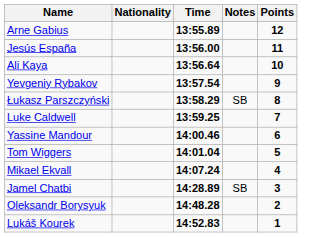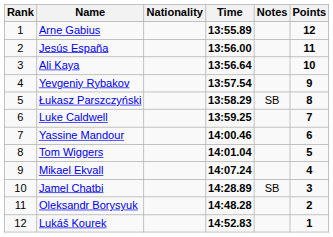+ column: (20, 13)
